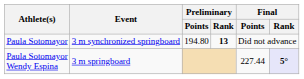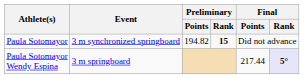(197, 41) 194.80 -> (197, 41) 194.82
(223, 41) 13 -> (223, 41) 15
(253, 61) 227.44 -> (253, 61) 217.44
